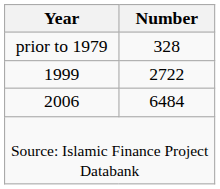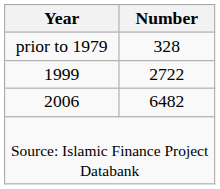(167, 102) 6484 -> (167, 102) 6482
